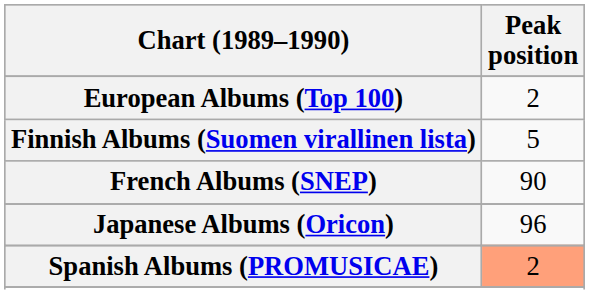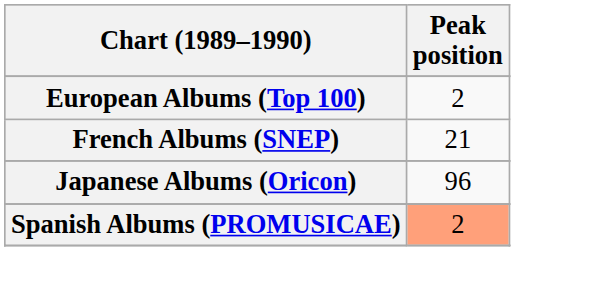- row: (243, 139)
(533, 181) 90 -> (458, 139) 21
